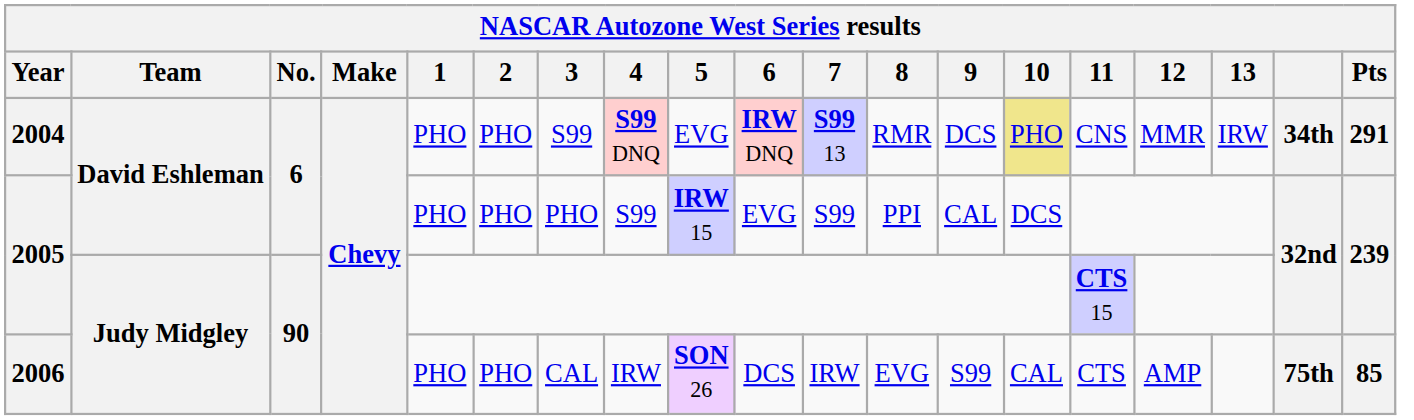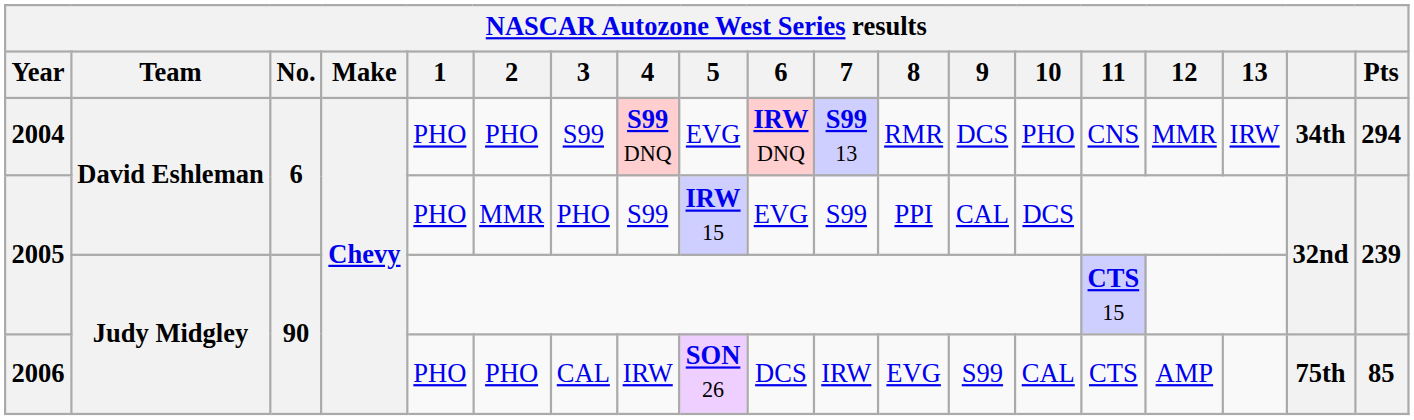(1036, 135) khaki background -> (1048, 135) no background
(1369, 135) 291 -> (1381, 135) 294
(506, 214) PHO -> (512, 214) MMR
